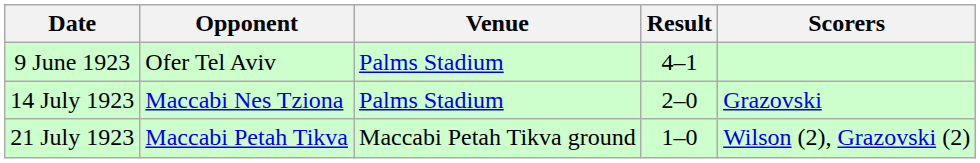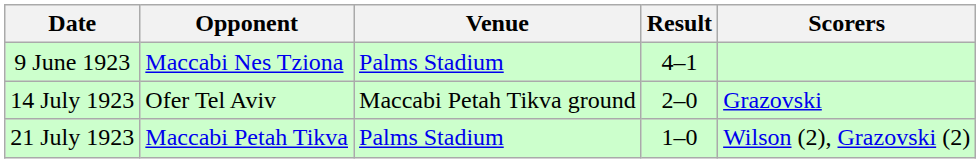(211, 61) Ofer Tel Aviv -> (244, 61) Maccabi Nes Tziona
(244, 99) Maccabi Nes Tziona -> (211, 99) Ofer Tel Aviv
(431, 99) Palms Stadium -> (497, 99) Maccabi Petah Tikva ground
(497, 137) Maccabi Petah Tikva ground -> (431, 137) Palms Stadium
